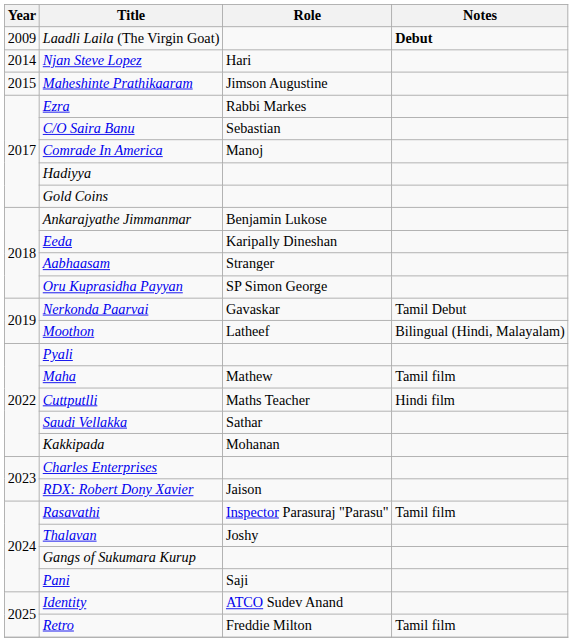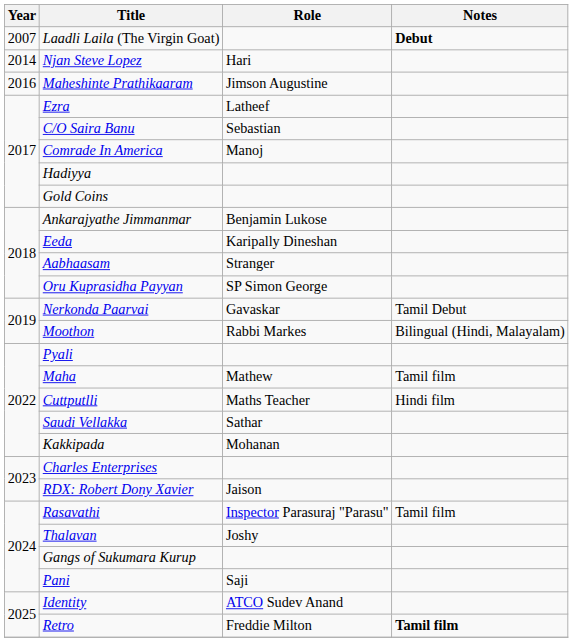(22, 38) 2009 -> (22, 38) 2007
(22, 83) 2015 -> (22, 83) 2016
(266, 106) Rabbi Markes -> (248, 106) Latheef
(248, 331) Latheef -> (266, 331) Rabbi Markes
(425, 625) normal -> (427, 625) bold
